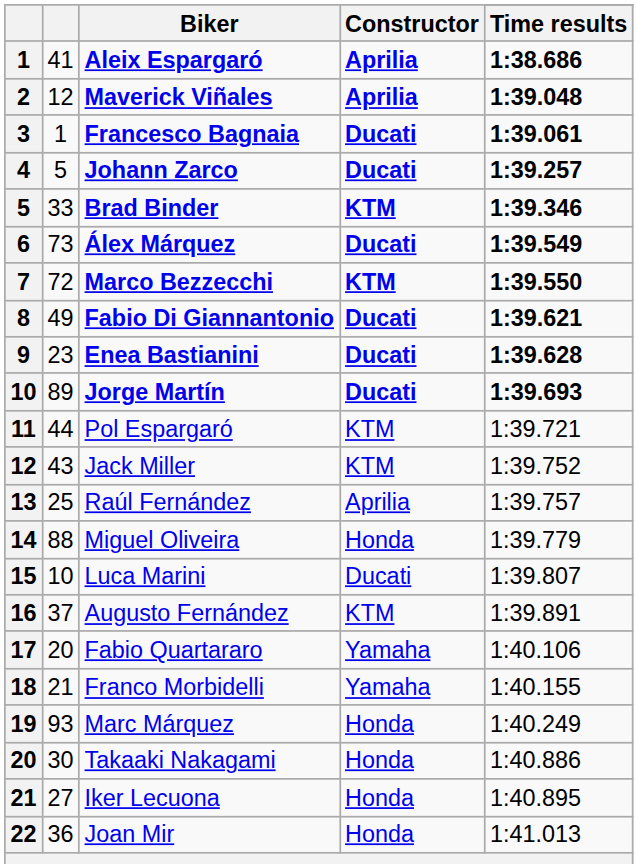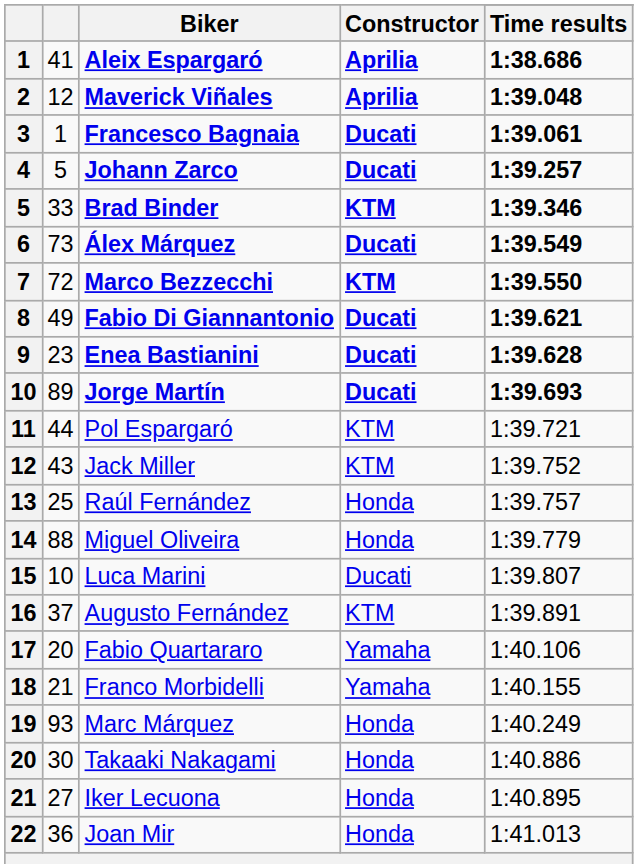(378, 502) Aprilia -> (379, 502) Honda
